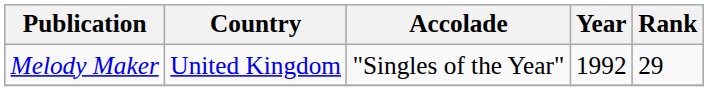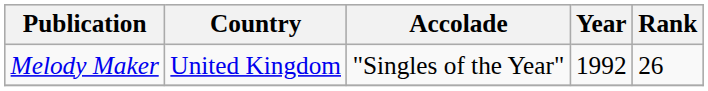(651, 64) 29 -> (651, 64) 26
